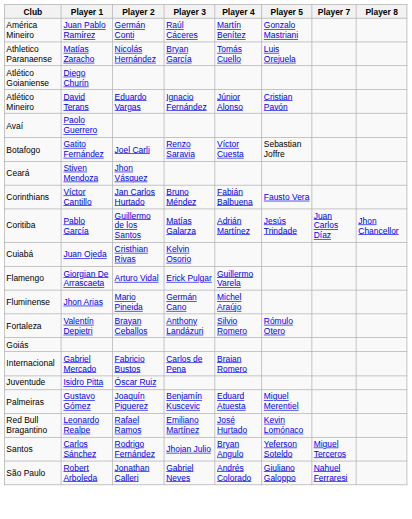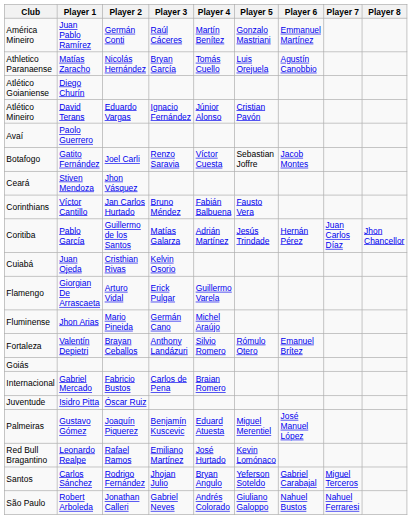+ column: (301, 11)
